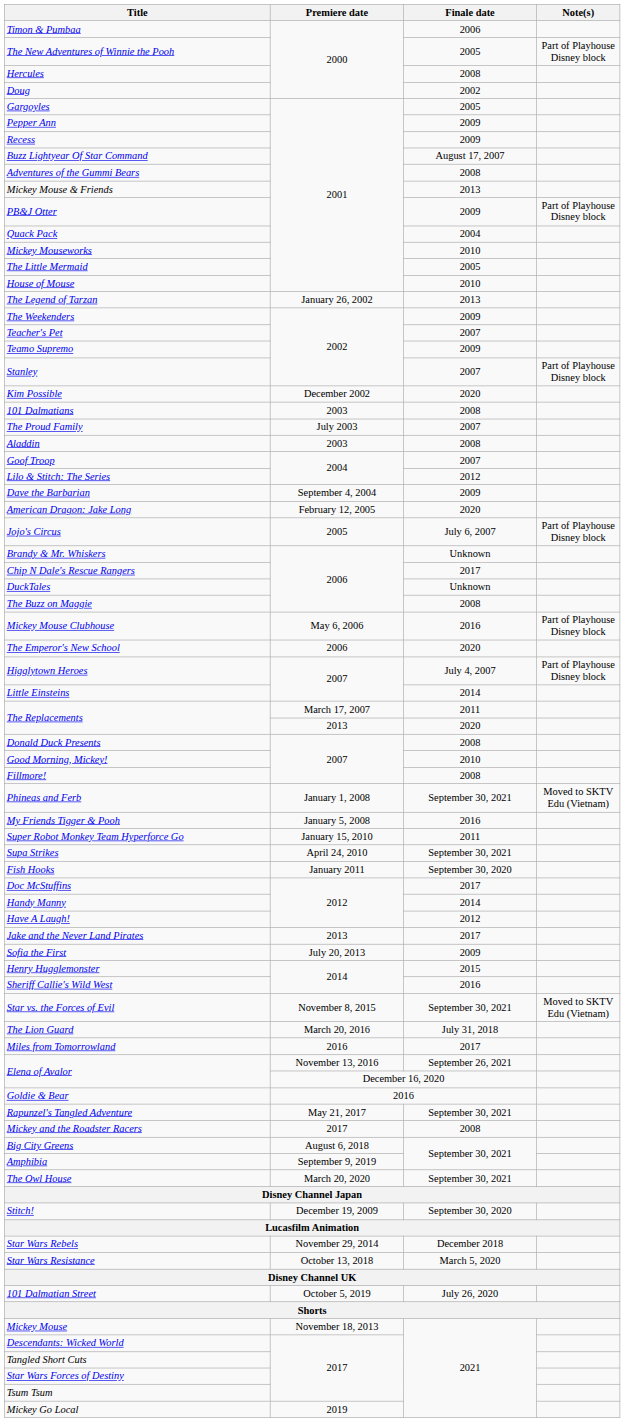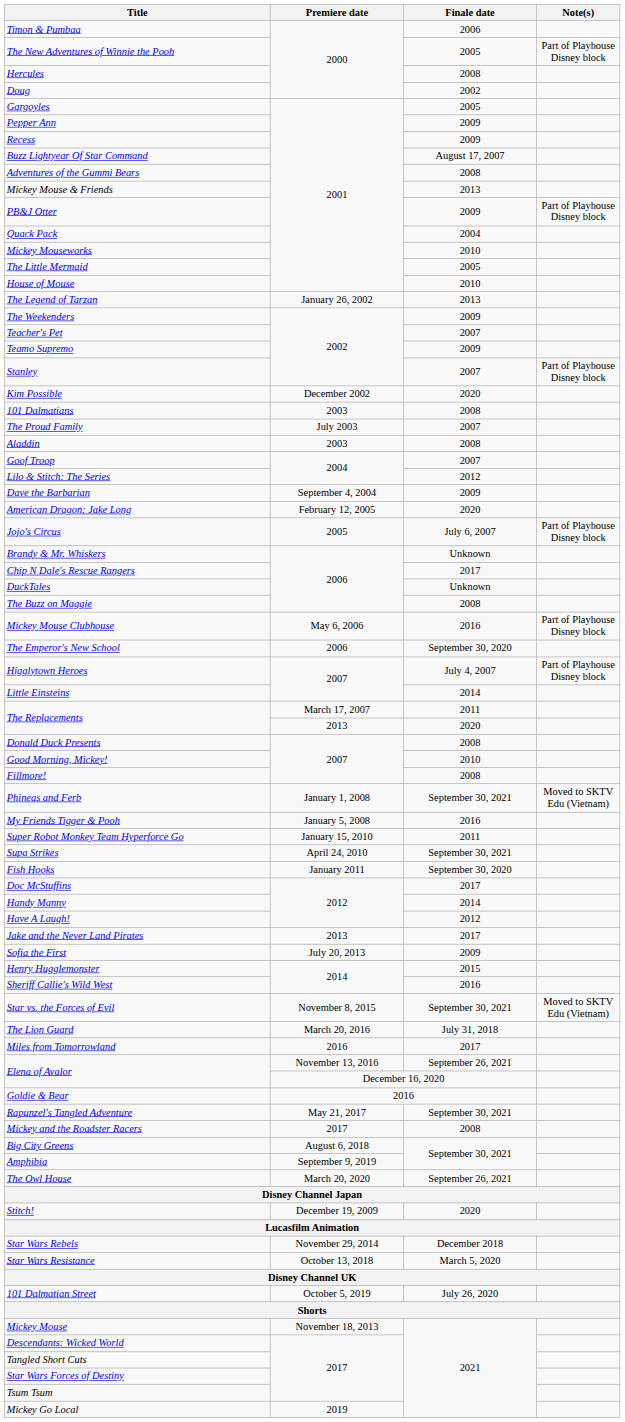(470, 648) 2020 -> (470, 648) September 30, 2020
(470, 1178) September 30, 2021 -> (470, 1178) September 26, 2021
(470, 1211) September 30, 2020 -> (470, 1211) 2020
